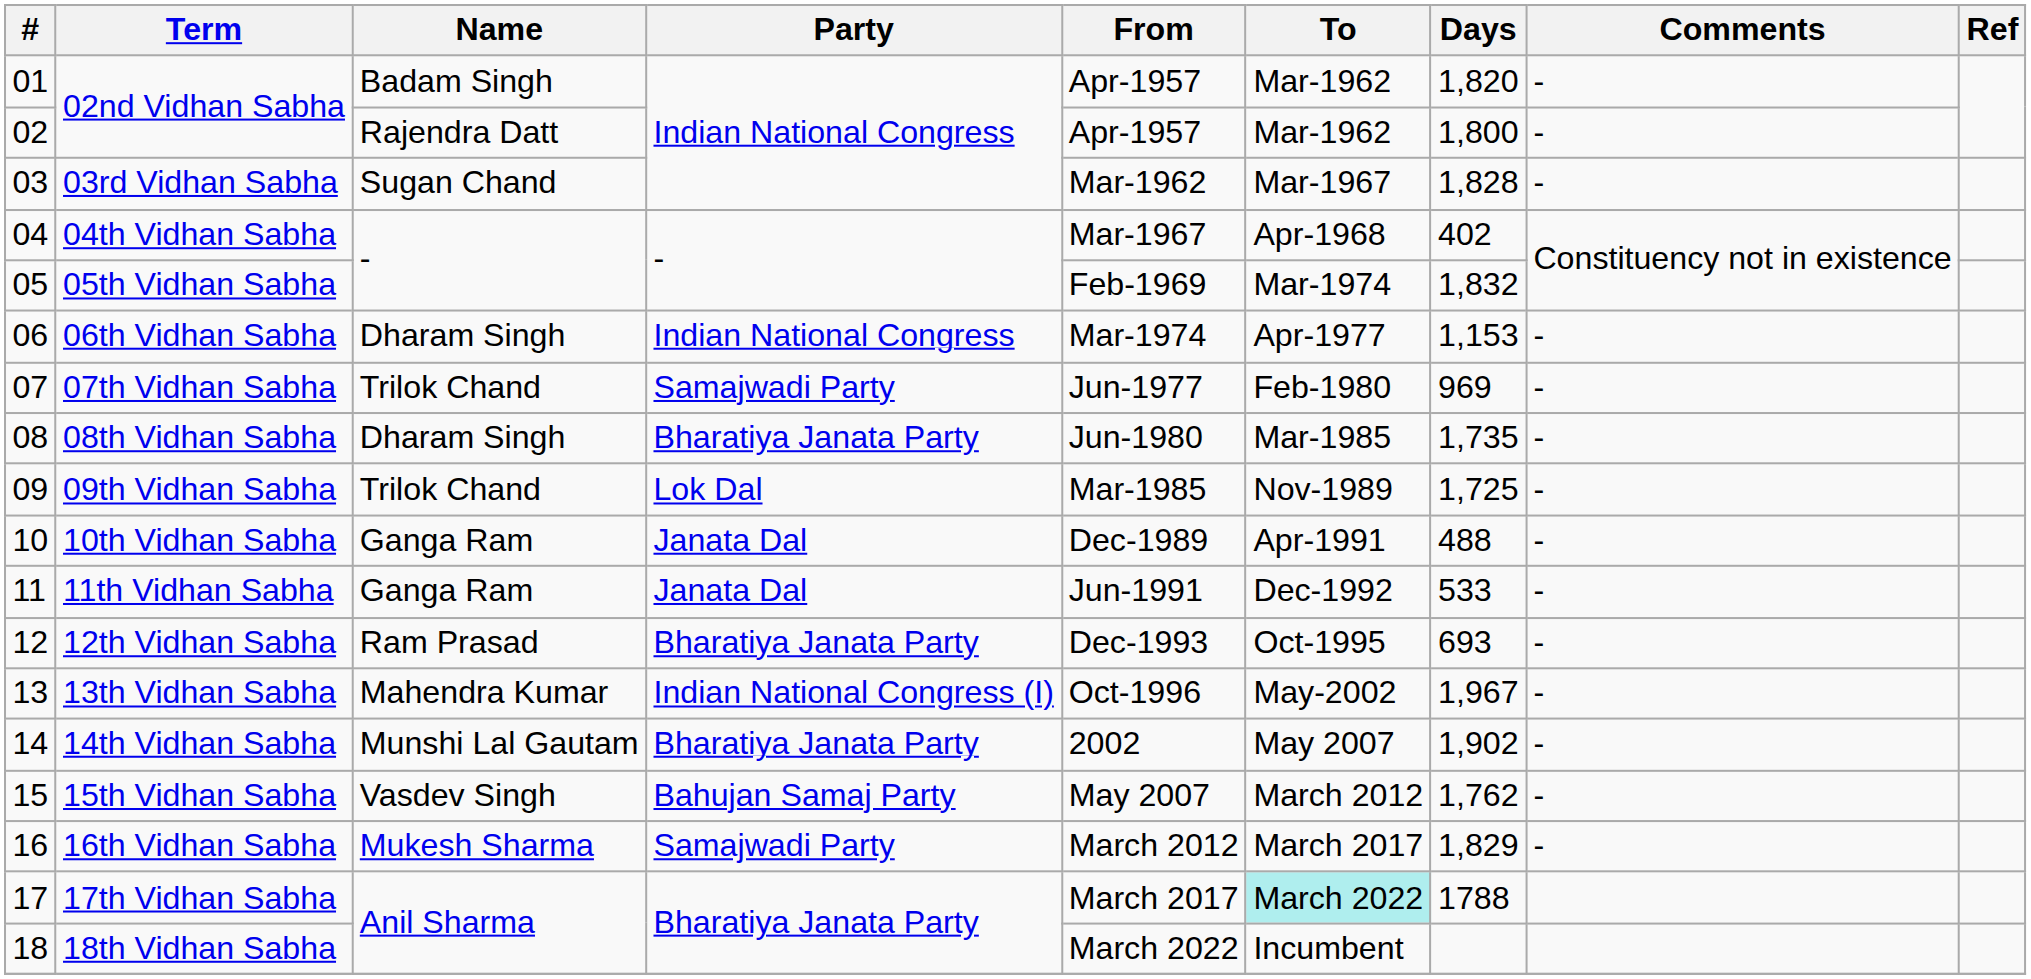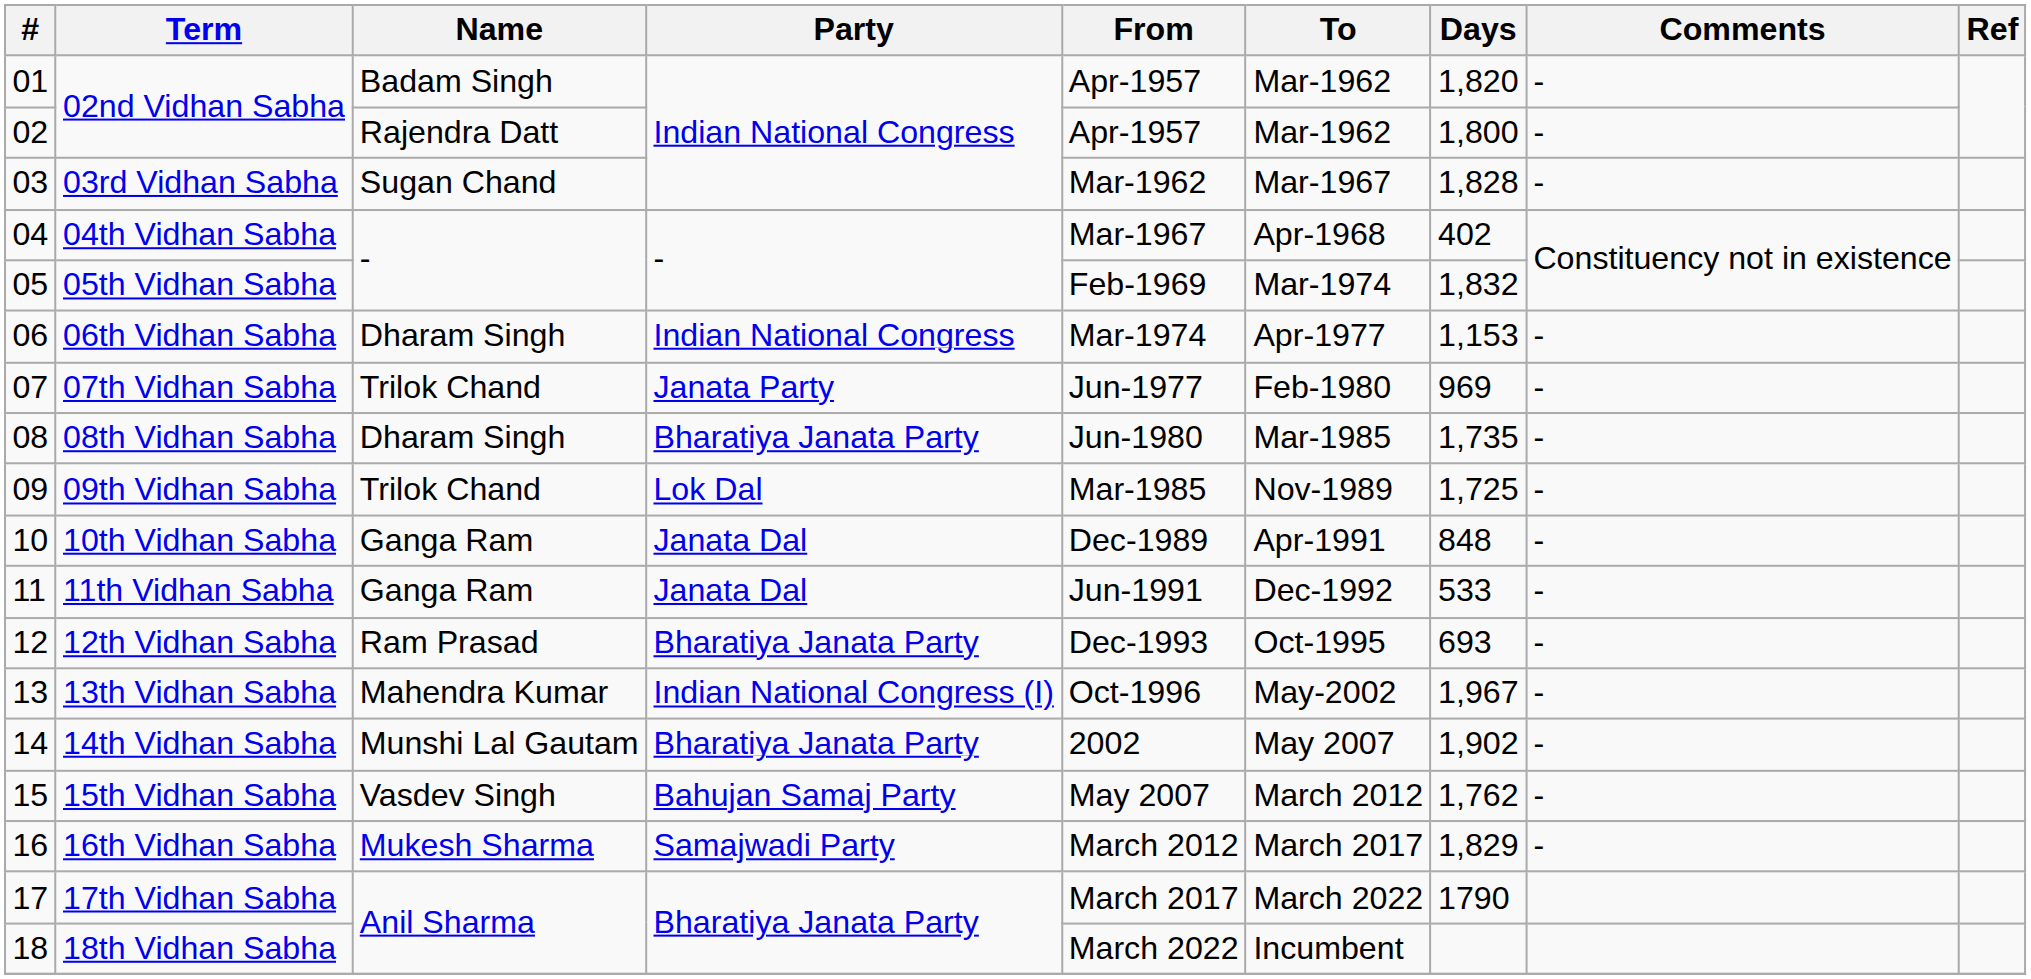(774, 387) Samajwadi Party -> (744, 387) Janata Party
(1465, 540) 488 -> (1465, 540) 848
(1338, 897) paleturquoise background -> (1338, 897) no background
(1474, 897) 1788 -> (1474, 897) 1790
